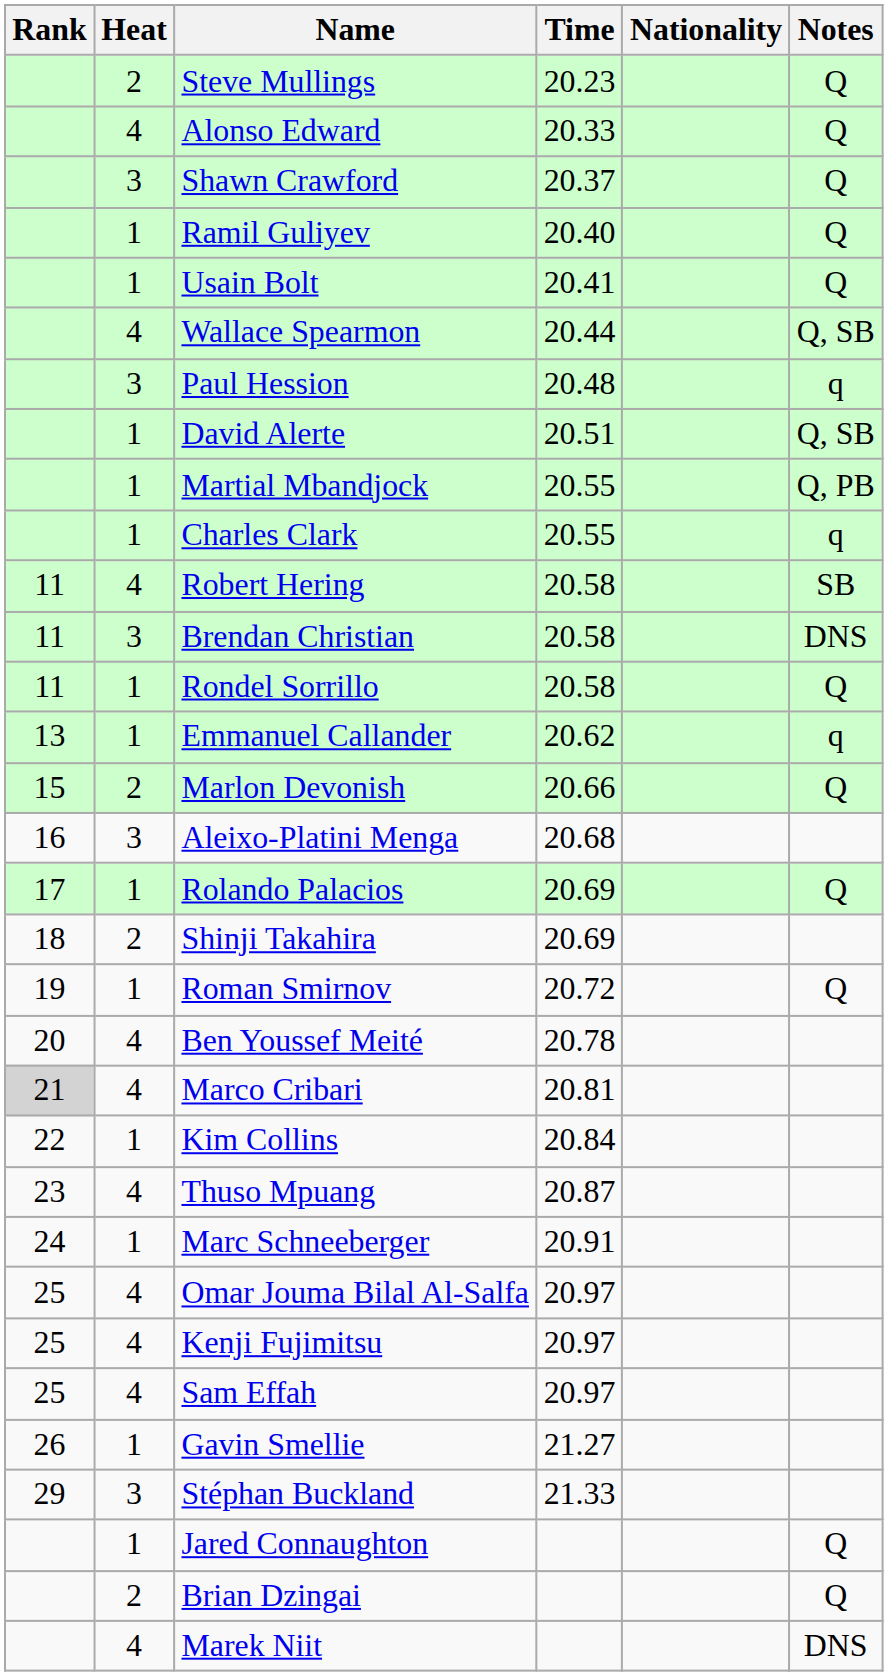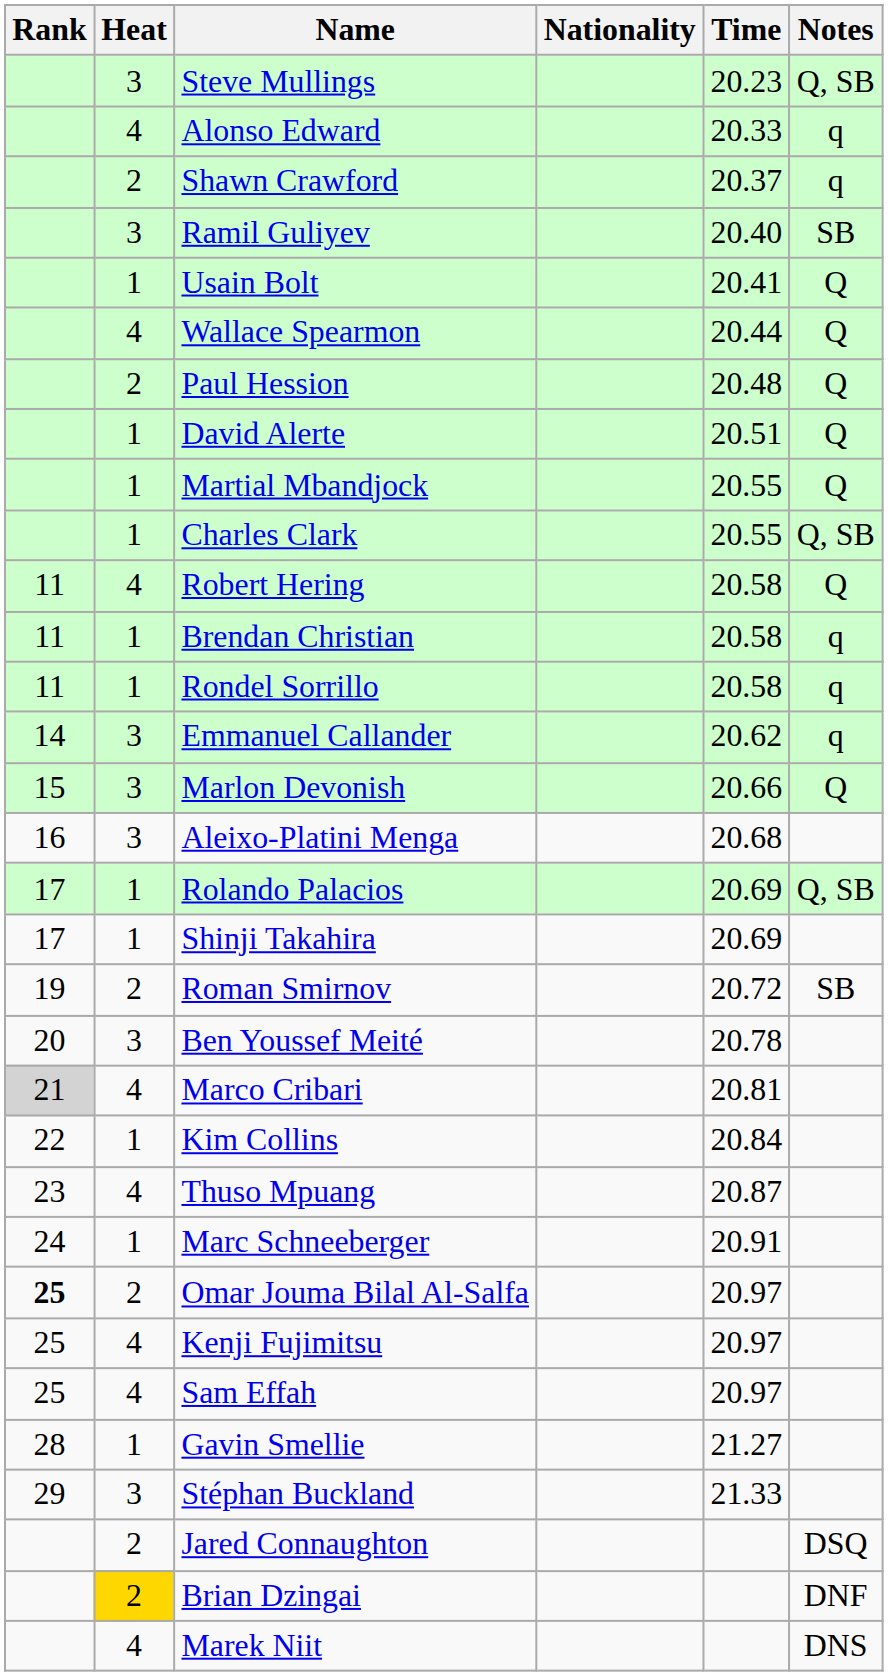columns swapped: (706, 29) <-> (579, 29)
(134, 80) 2 -> (134, 80) 3
(836, 80) Q -> (836, 80) Q, SB
(836, 130) Q -> (836, 130) q
(134, 181) 3 -> (134, 181) 2
(836, 181) Q -> (836, 181) q
(134, 231) 1 -> (134, 231) 3
(836, 231) Q -> (836, 231) SB
(836, 332) Q, SB -> (836, 332) Q
(134, 383) 3 -> (134, 383) 2
(836, 383) q -> (836, 383) Q
(836, 433) Q, SB -> (836, 433) Q
(836, 484) Q, PB -> (836, 484) Q
(836, 534) q -> (836, 534) Q, SB
(836, 585) SB -> (836, 585) Q
(134, 635) 3 -> (134, 635) 1
(836, 635) DNS -> (836, 635) q
(836, 686) Q -> (836, 686) q
(49, 736) 13 -> (49, 736) 14
(134, 736) 1 -> (134, 736) 3
(134, 787) 2 -> (134, 787) 3
(836, 888) Q -> (836, 888) Q, SB
(49, 938) 18 -> (49, 938) 17
(134, 938) 2 -> (134, 938) 1
(134, 989) 1 -> (134, 989) 2
(836, 989) Q -> (836, 989) SB
(134, 1039) 4 -> (134, 1039) 3
(49, 1292) normal -> (49, 1292) bold
(134, 1292) 4 -> (134, 1292) 2
(49, 1443) 26 -> (49, 1443) 28
(134, 1544) 1 -> (134, 1544) 2
(836, 1544) Q -> (836, 1544) DSQ
(134, 1595) no background -> (134, 1595) gold background
(836, 1595) Q -> (836, 1595) DNF
